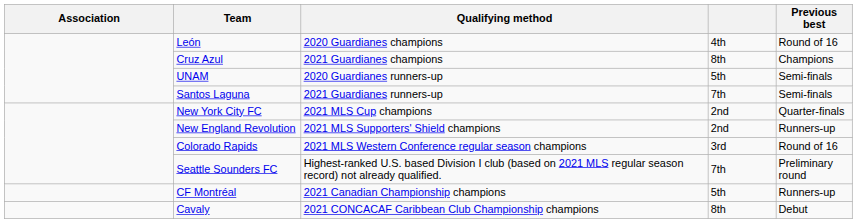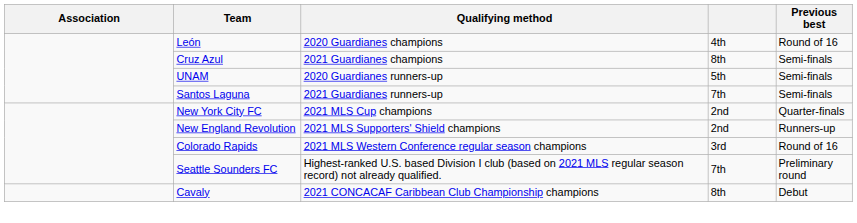(806, 59) Champions -> (805, 59) Semi-finals
- row: (206, 192)
